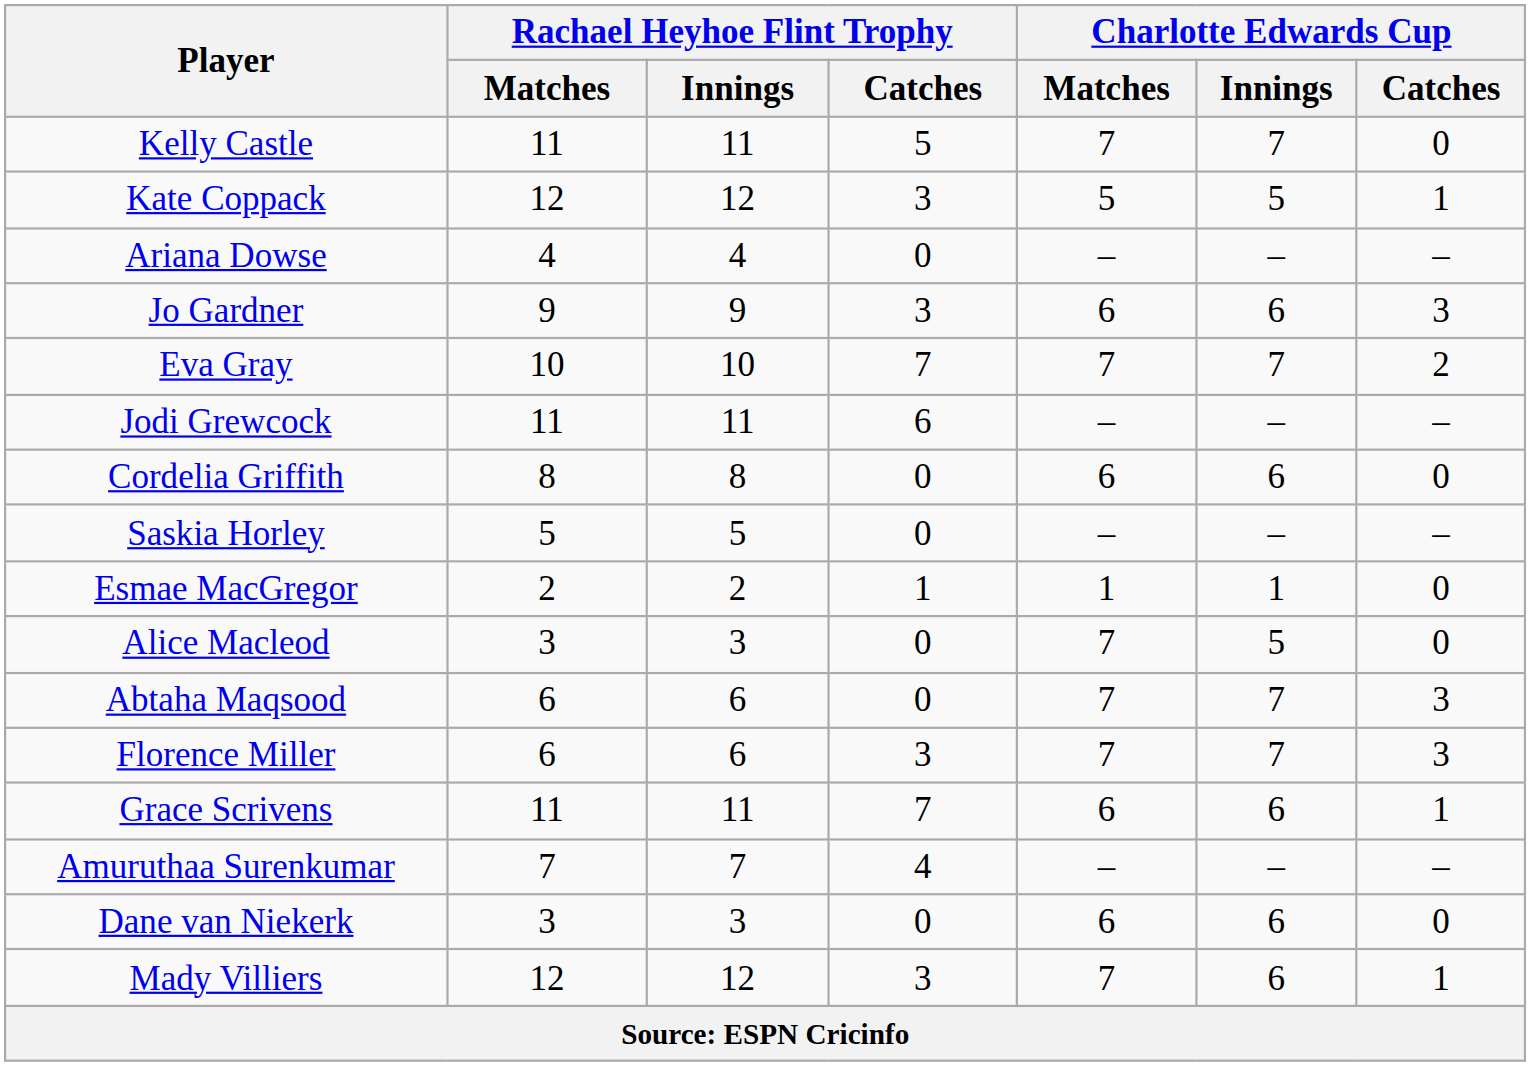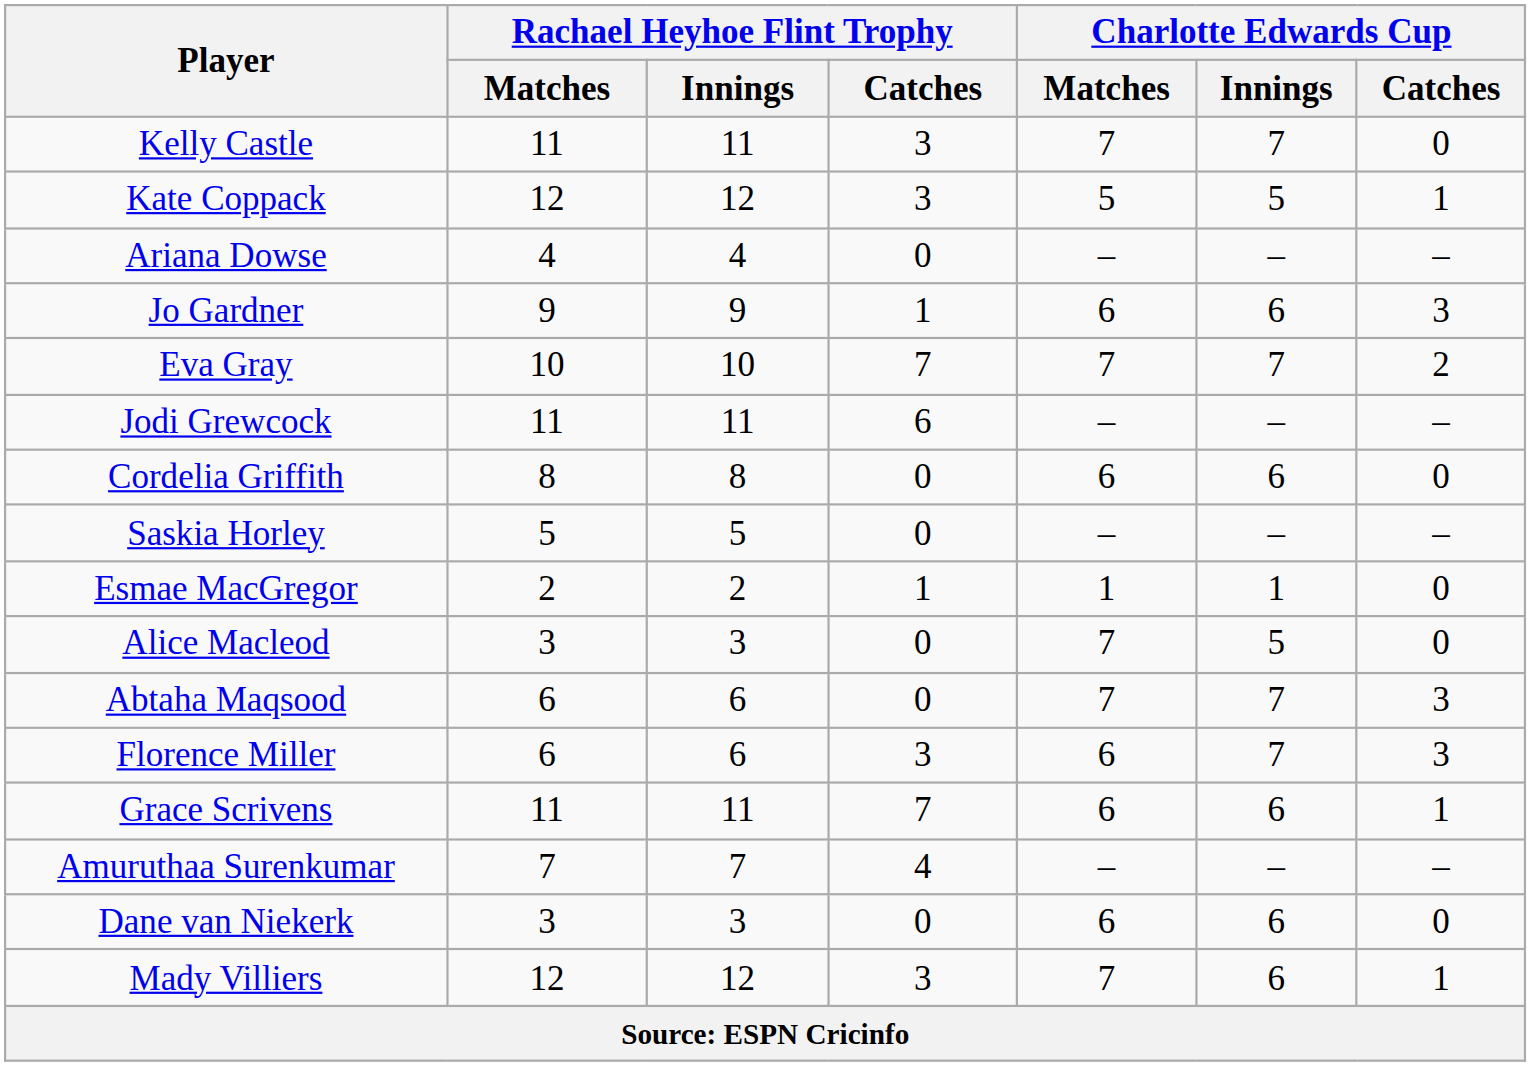(923, 143) 5 -> (923, 143) 3
(923, 310) 3 -> (923, 310) 1
(1107, 754) 7 -> (1107, 754) 6
